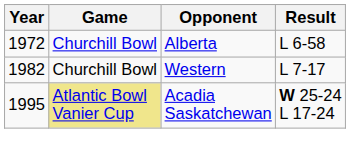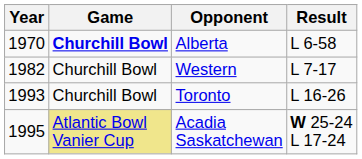(27, 43) 1972 -> (27, 43) 1970
(105, 43) normal -> (110, 43) bold
+ row: (203, 95)
